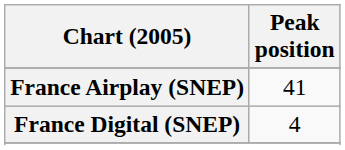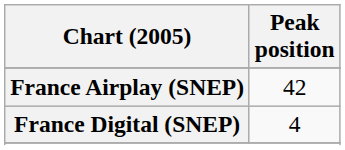(295, 86) 41 -> (295, 86) 42
